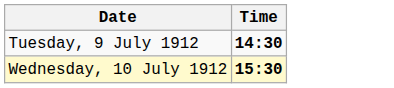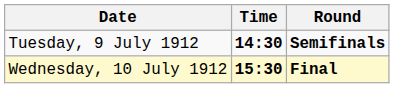+ column: (338, 18)
